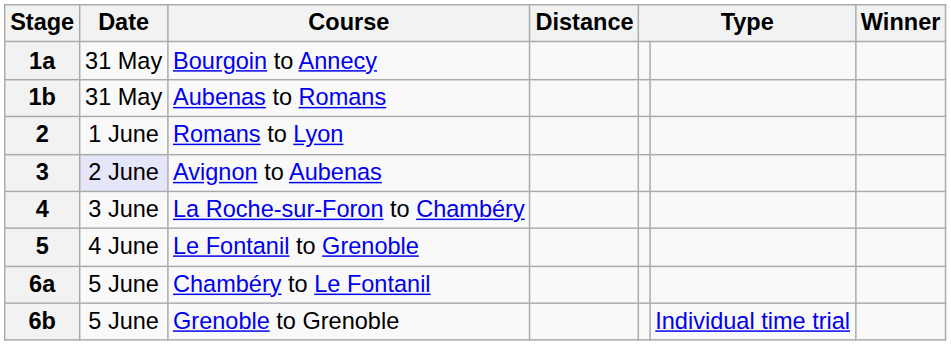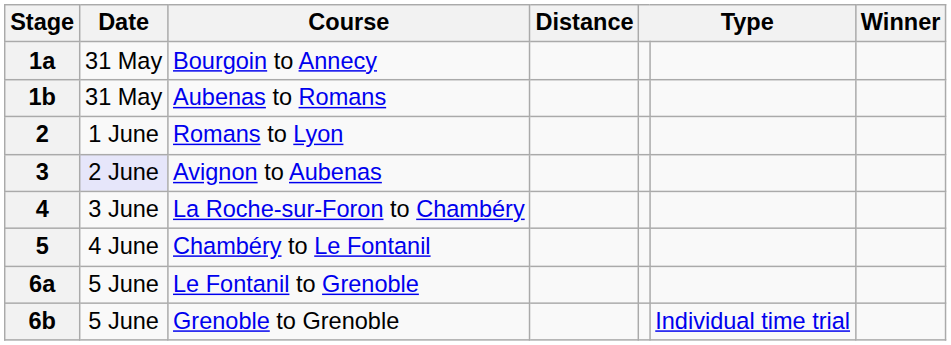(296, 246) Le Fontanil to Grenoble -> (302, 246) Chambéry to Le Fontanil
(302, 284) Chambéry to Le Fontanil -> (296, 284) Le Fontanil to Grenoble
